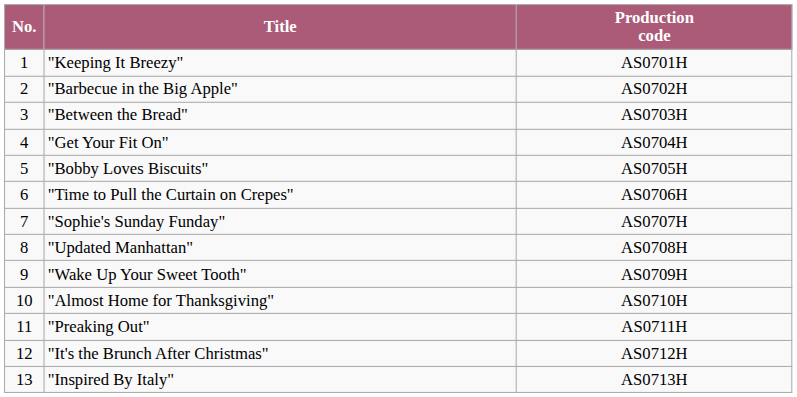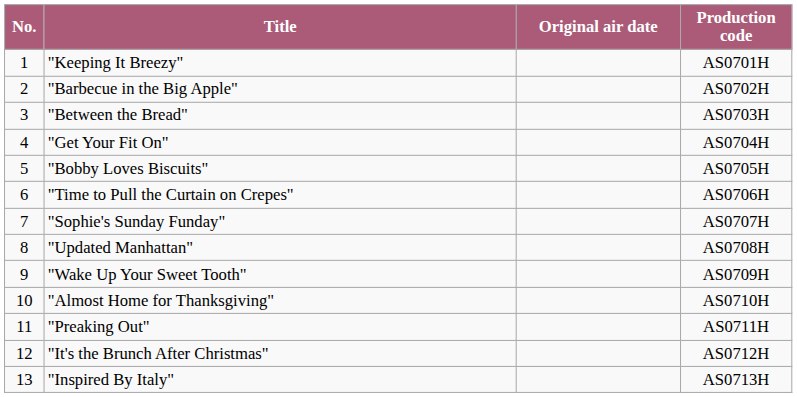+ column: (598, 27)
